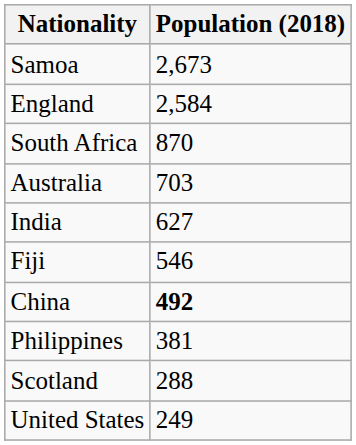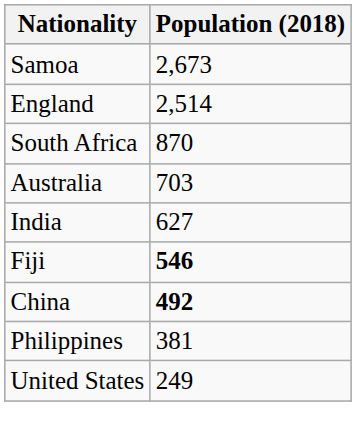(184, 103) 2,584 -> (184, 103) 2,514
(175, 261) normal -> (175, 261) bold
- row: (54, 380)
